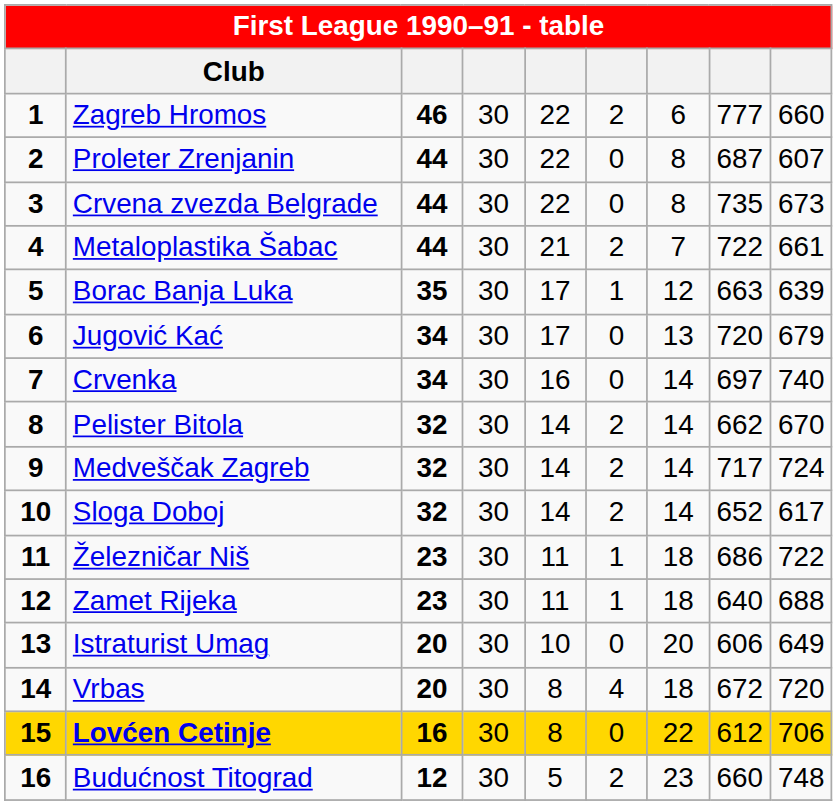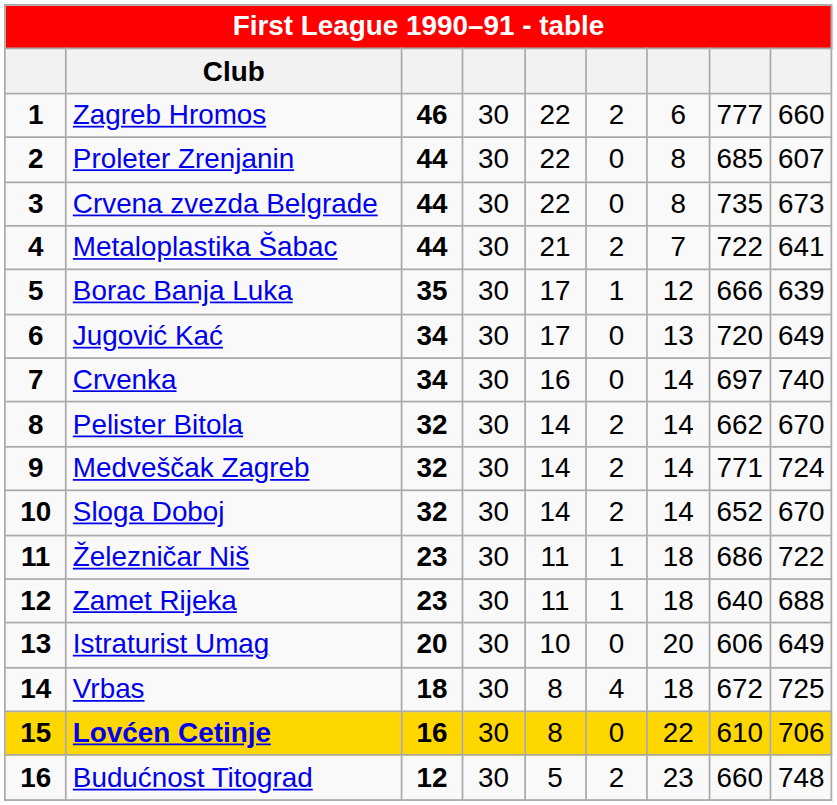(740, 159) 687 -> (740, 159) 685
(801, 247) 661 -> (801, 247) 641
(740, 291) 663 -> (740, 291) 666
(801, 335) 679 -> (801, 335) 649
(740, 468) 717 -> (740, 468) 771
(801, 512) 617 -> (801, 512) 670
(432, 688) 20 -> (432, 688) 18
(801, 688) 720 -> (801, 688) 725
(740, 733) 612 -> (740, 733) 610
